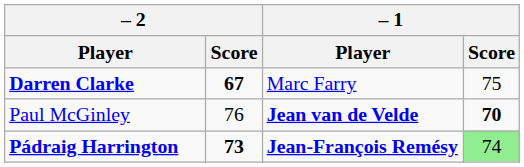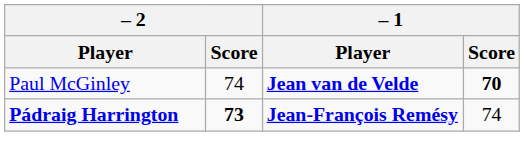- row: (72, 83)
(234, 114) 76 -> (234, 83) 74
(492, 146) lightgreen background -> (492, 114) no background
